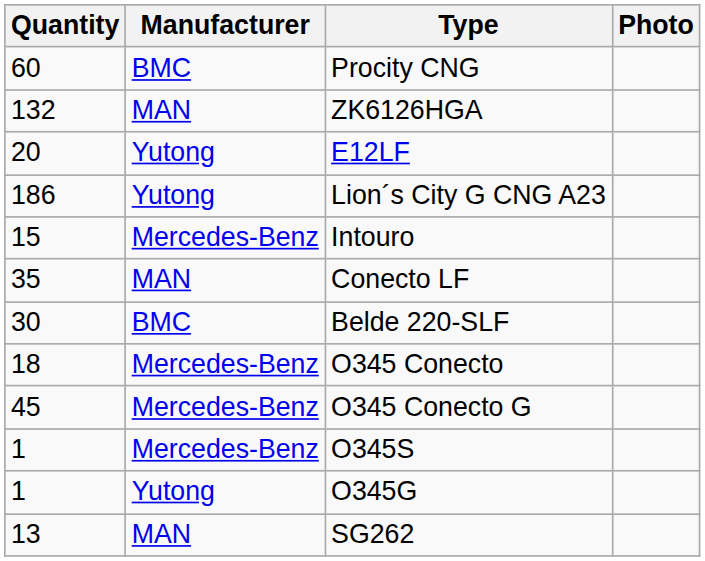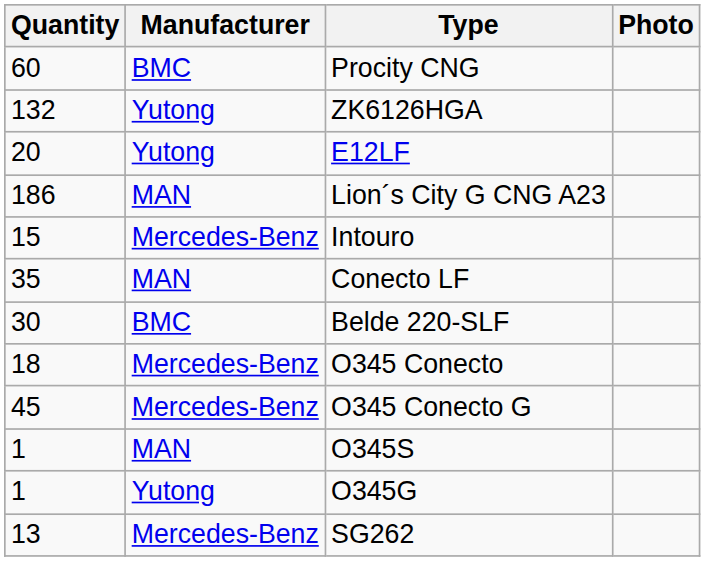(161, 110) MAN -> (173, 110) Yutong
(173, 195) Yutong -> (161, 195) MAN
(225, 449) Mercedes-Benz -> (161, 449) MAN
(161, 534) MAN -> (225, 534) Mercedes-Benz
